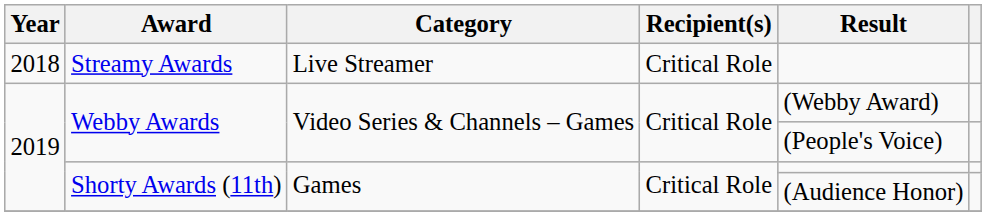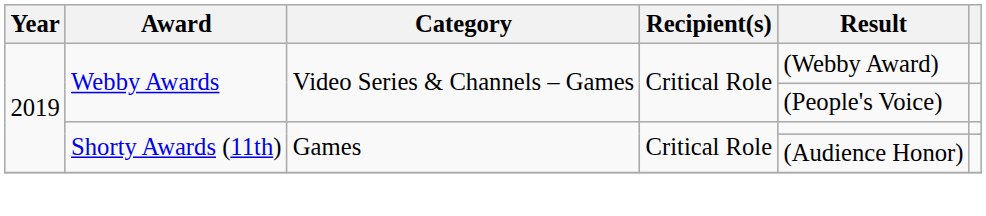- row: (152, 63)
